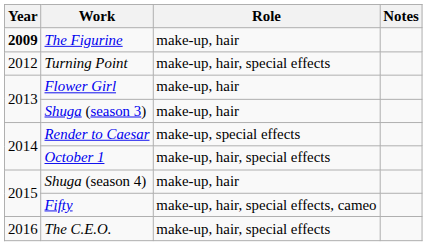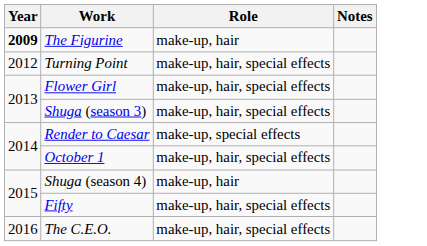(198, 87) make-up, hair -> (243, 87) make-up, hair, special effects
(198, 110) make-up, hair -> (243, 110) make-up, hair, special effects
(266, 205) make-up, hair, special effects, cameo -> (243, 205) make-up, hair, special effects
